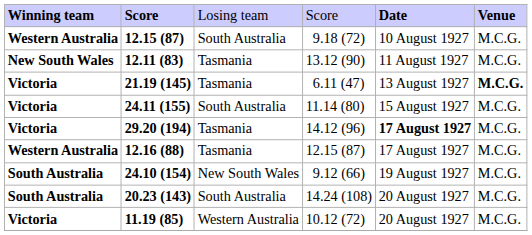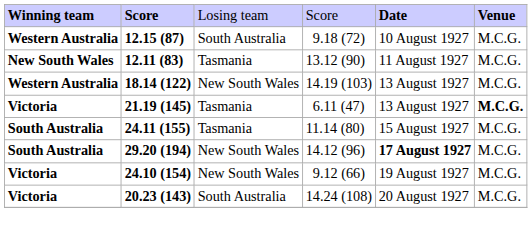+ row: (158, 83)
(32, 106) Victoria -> (55, 128) South Australia
(242, 106) South Australia -> (225, 128) Tasmania
(32, 128) Victoria -> (55, 151) South Australia
(225, 128) Tasmania -> (248, 151) New South Wales
- row: (154, 151)
(55, 173) South Australia -> (32, 173) Victoria
(55, 196) South Australia -> (32, 196) Victoria
- row: (154, 219)
